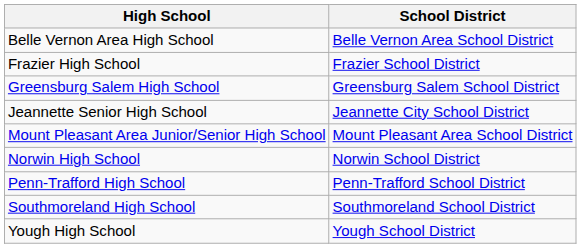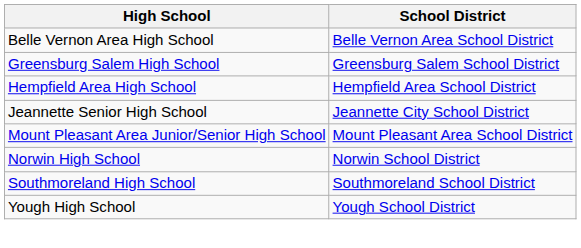- row: (74, 64)
+ row: (102, 87)
- row: (97, 183)
